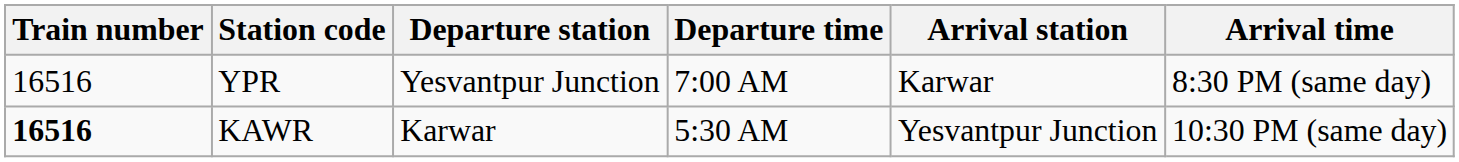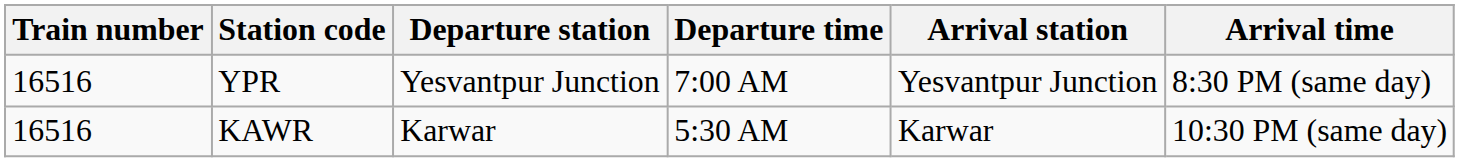(946, 80) Karwar -> (1028, 80) Yesvantpur Junction
(52, 130) bold -> (52, 130) normal
(1028, 130) Yesvantpur Junction -> (946, 130) Karwar
